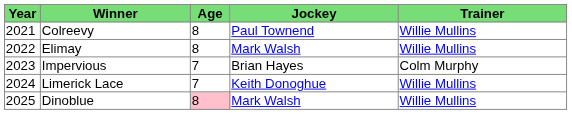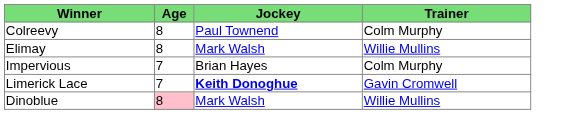- column: (22, 13)
(438, 31) Willie Mullins -> (403, 31) Colm Murphy
(279, 83) normal -> (246, 83) bold
(438, 83) Willie Mullins -> (410, 83) Gavin Cromwell
